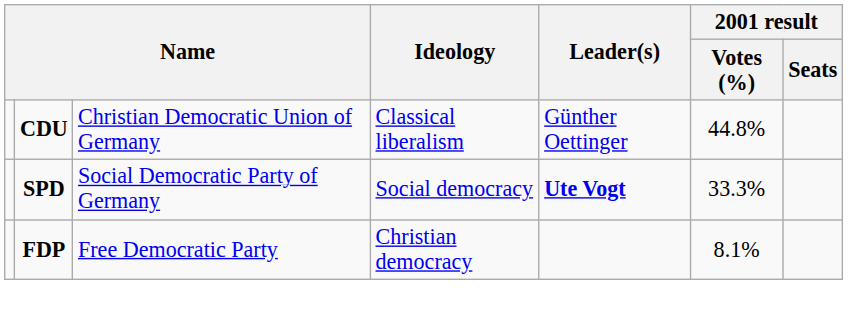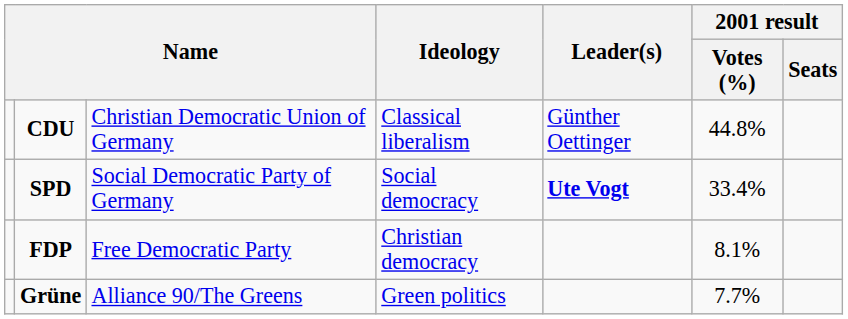(737, 189) 33.3% -> (737, 189) 33.4%
+ row: (51, 296)
